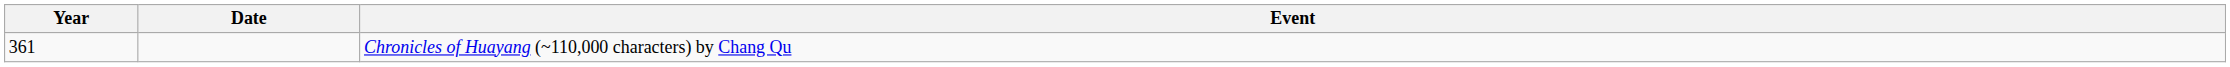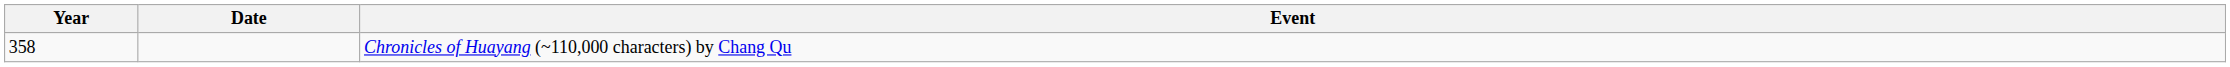(22, 47) 361 -> (22, 47) 358
